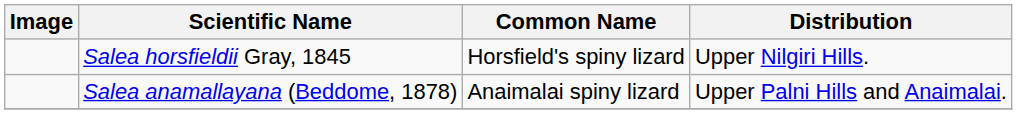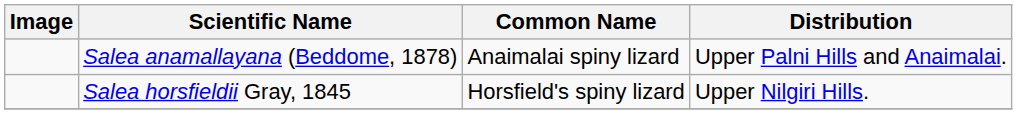rows swapped: (270, 91) <-> (217, 56)
